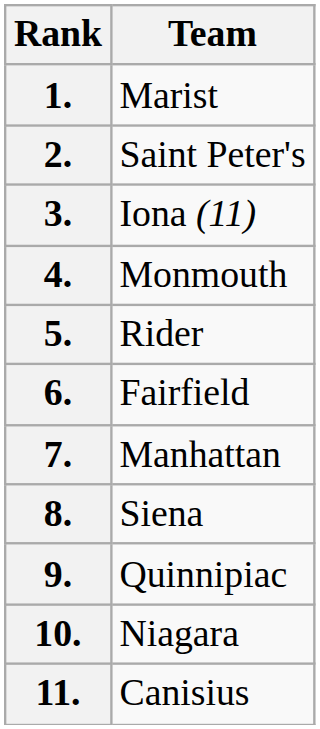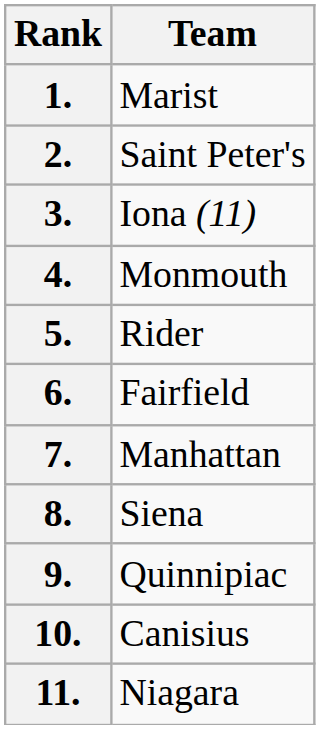(179, 633) Niagara -> (185, 633) Canisius
(185, 693) Canisius -> (179, 693) Niagara
